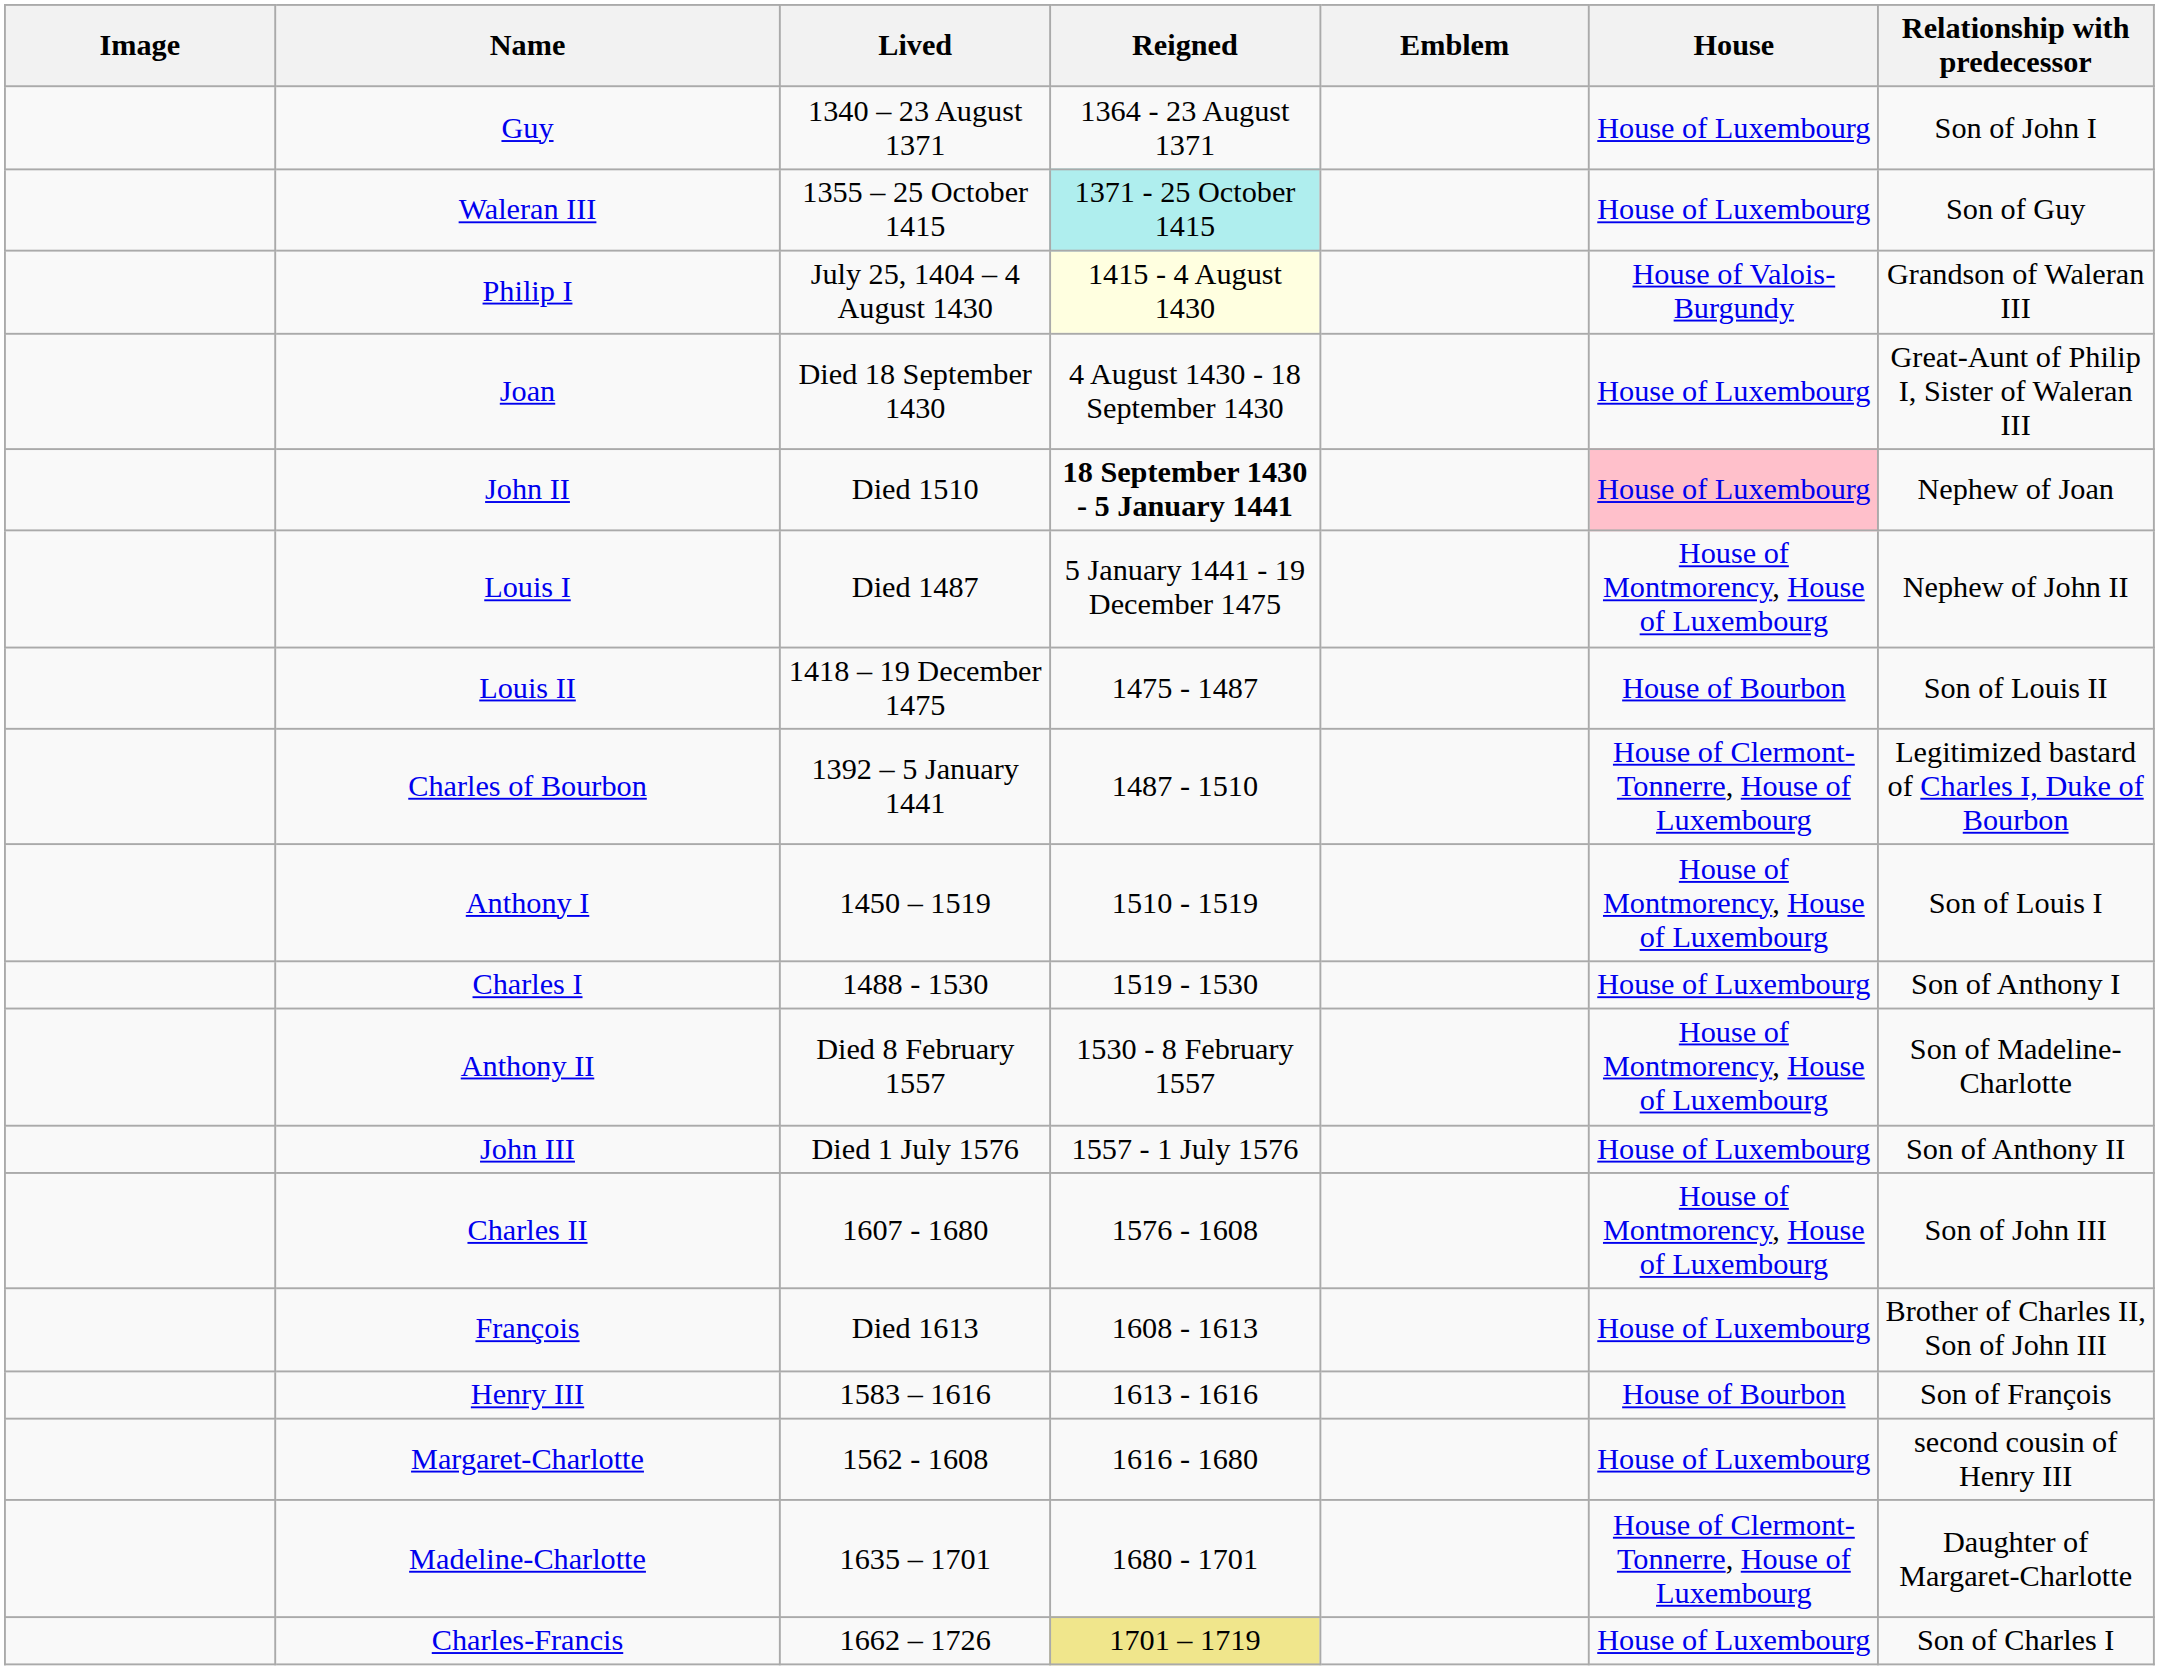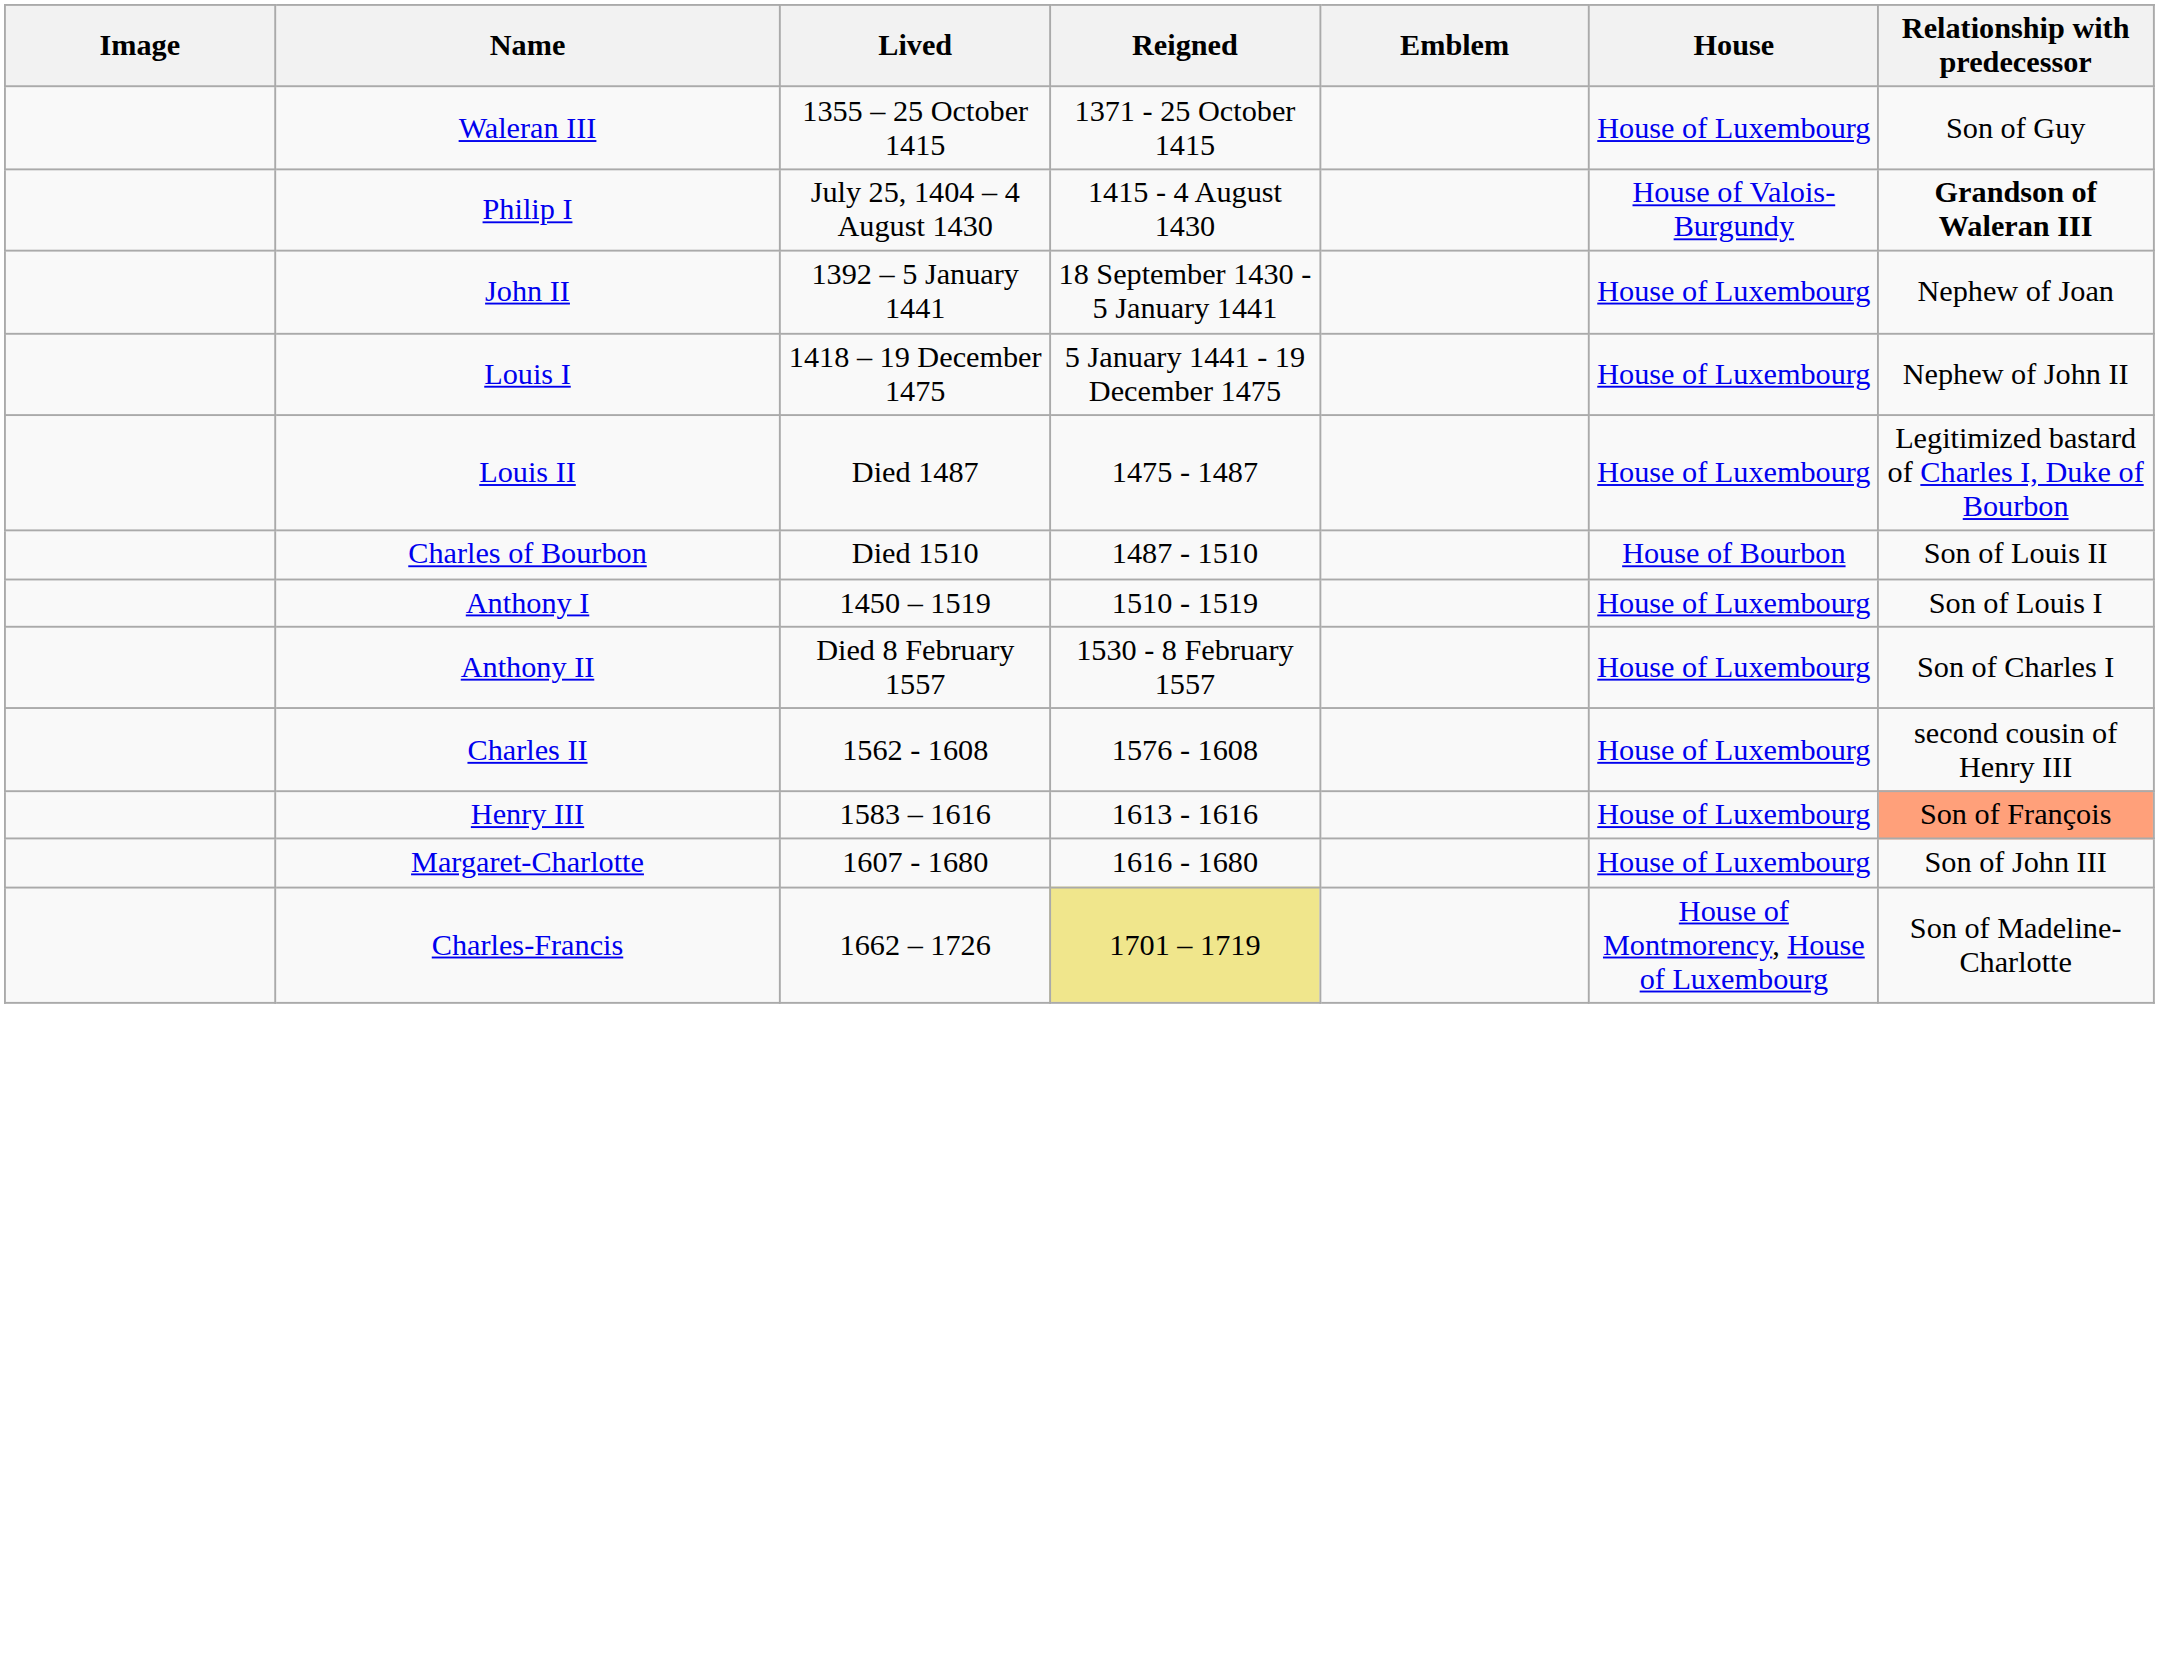- row: (528, 127)
(1185, 209) paleturquoise background -> (1185, 127) no background
(1185, 291) lightyellow background -> (1185, 209) no background
(2016, 291) normal -> (2016, 209) bold
- row: (528, 390)
(915, 489) Died 1510 -> (915, 291) 1392 – 5 January 1441
(1185, 489) bold -> (1185, 291) normal
(1734, 489) pink background -> (1734, 291) no background
(915, 588) Died 1487 -> (915, 373) 1418 – 19 December 1475
(1734, 588) House of Montmorency, House of Luxembourg -> (1734, 373) House of Luxembourg
(915, 687) 1418 – 19 December 1475 -> (915, 472) Died 1487
(1734, 687) House of Bourbon -> (1734, 472) House of Luxembourg
(2016, 687) Son of Louis II -> (2016, 472) Legitimized bastard of Charles I, Duke of Bourbon
(915, 786) 1392 – 5 January 1441 -> (915, 554) Died 1510
(1734, 786) House of Clermont-Tonnerre, House of Luxembourg -> (1734, 554) House of Bourbon
(2016, 786) Legitimized bastard of Charles I, Duke of Bourbon -> (2016, 554) Son of Louis II
(1734, 902) House of Montmorency, House of Luxembourg -> (1734, 602) House of Luxembourg
- row: (528, 984)
(1734, 1066) House of Montmorency, House of Luxembourg -> (1734, 667) House of Luxembourg
(2016, 1066) Son of Madeline-Charlotte -> (2016, 667) Son of Charles I
- row: (528, 1148)
(915, 1230) 1607 - 1680 -> (915, 749) 1562 - 1608
(1734, 1230) House of Montmorency, House of Luxembourg -> (1734, 749) House of Luxembourg
(2016, 1230) Son of John III -> (2016, 749) second cousin of Henry III
- row: (528, 1329)
(1734, 1394) House of Bourbon -> (1734, 814) House of Luxembourg
(2016, 1394) no background -> (2016, 814) lightsalmon background
(915, 1459) 1562 - 1608 -> (915, 862) 1607 - 1680
(2016, 1459) second cousin of Henry III -> (2016, 862) Son of John III
- row: (528, 1558)
(1734, 1640) House of Luxembourg -> (1734, 944) House of Montmorency, House of Luxembourg
(2016, 1640) Son of Charles I -> (2016, 944) Son of Madeline-Charlotte
